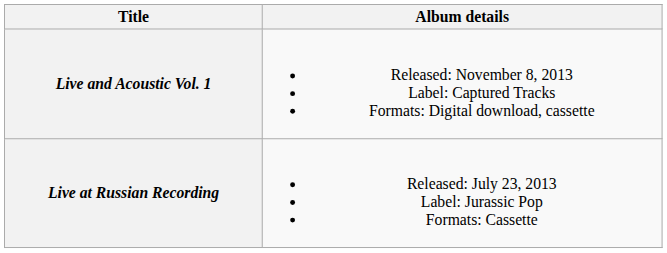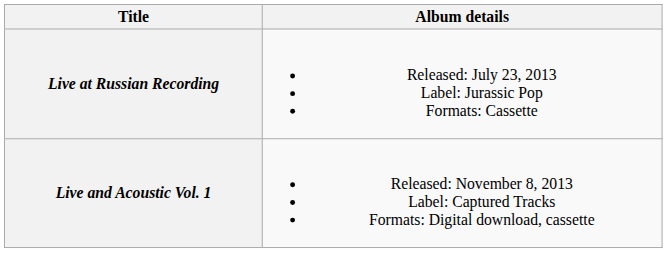rows swapped: (134, 193) <-> (134, 83)
